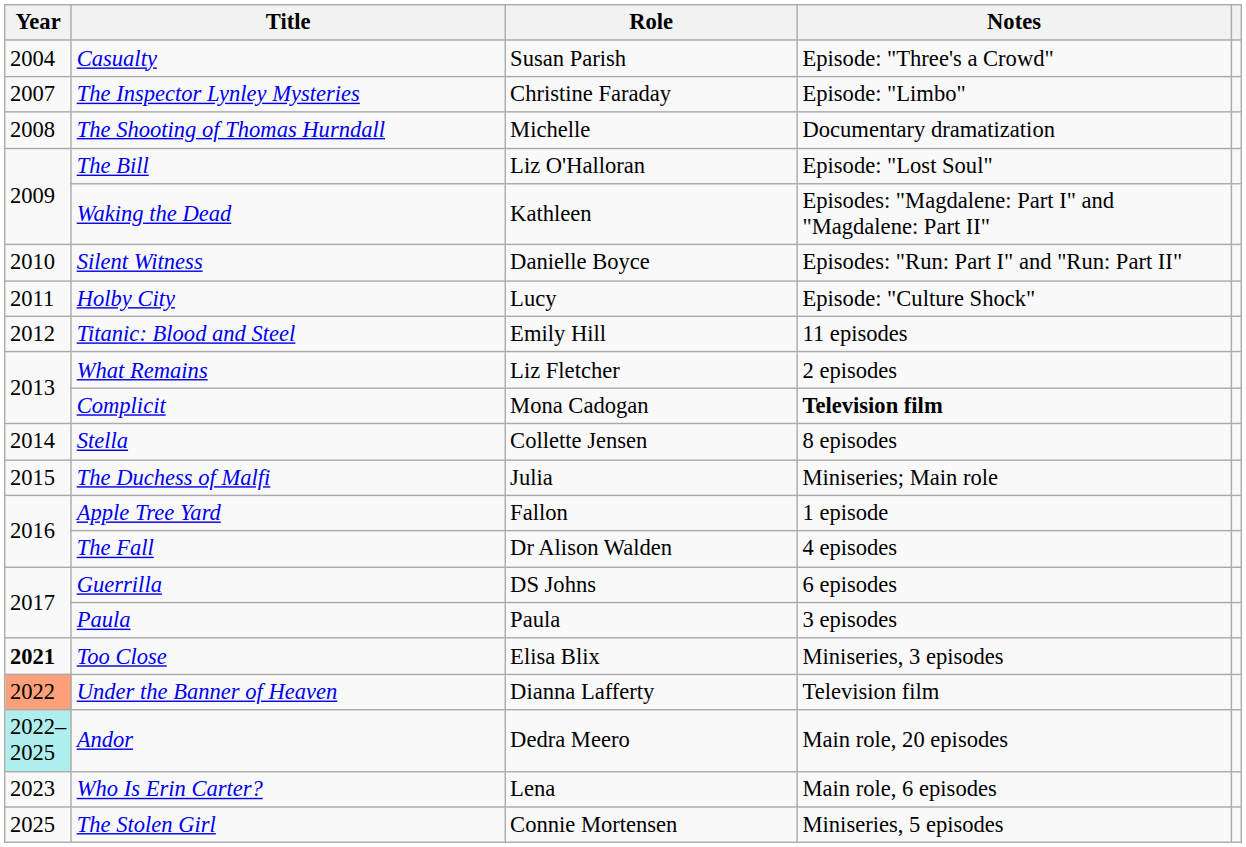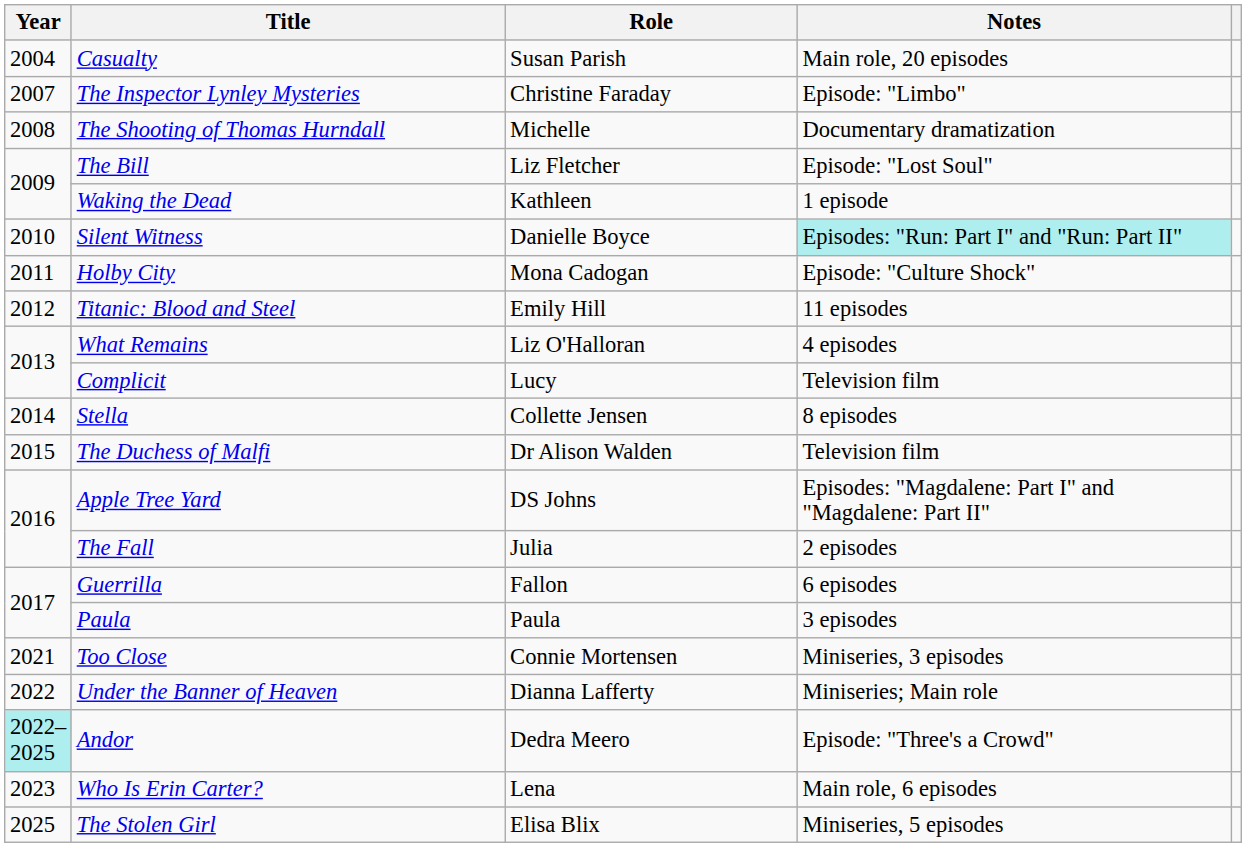(928, 58) Episode: "Three's a Crowd" -> (905, 58) Main role, 20 episodes
(578, 165) Liz O'Halloran -> (565, 165) Liz Fletcher
(958, 213) Episodes: "Magdalene: Part I" and "Magdalene: Part II" -> (845, 201) 1 episode
(992, 262) no background -> (992, 237) paleturquoise background
(533, 298) Lucy -> (579, 272) Mona Cadogan
(565, 369) Liz Fletcher -> (578, 344) Liz O'Halloran
(850, 369) 2 episodes -> (850, 344) 4 episodes
(579, 405) Mona Cadogan -> (533, 380) Lucy
(873, 405) bold -> (871, 380) normal
(531, 477) Julia -> (591, 451) Dr Alison Walden
(900, 477) Miniseries; Main role -> (871, 451) Television film
(539, 512) Fallon -> (553, 500) DS Johns
(845, 512) 1 episode -> (958, 500) Episodes: "Magdalene: Part I" and "Magdalene: Part II"
(591, 548) Dr Alison Walden -> (531, 548) Julia
(850, 548) 4 episodes -> (850, 548) 2 episodes
(553, 584) DS Johns -> (539, 584) Fallon
(32, 656) bold -> (32, 656) normal
(555, 656) Elisa Blix -> (594, 656) Connie Mortensen
(32, 691) lightsalmon background -> (32, 691) no background
(871, 691) Television film -> (900, 691) Miniseries; Main role
(905, 740) Main role, 20 episodes -> (928, 740) Episode: "Three's a Crowd"
(594, 824) Connie Mortensen -> (555, 824) Elisa Blix
